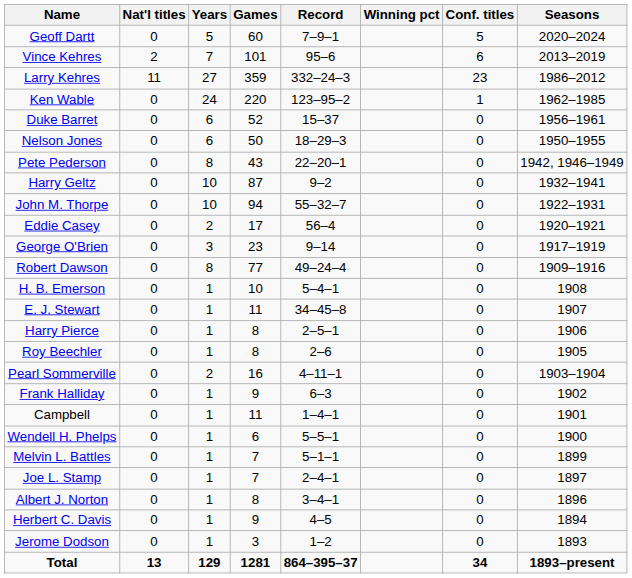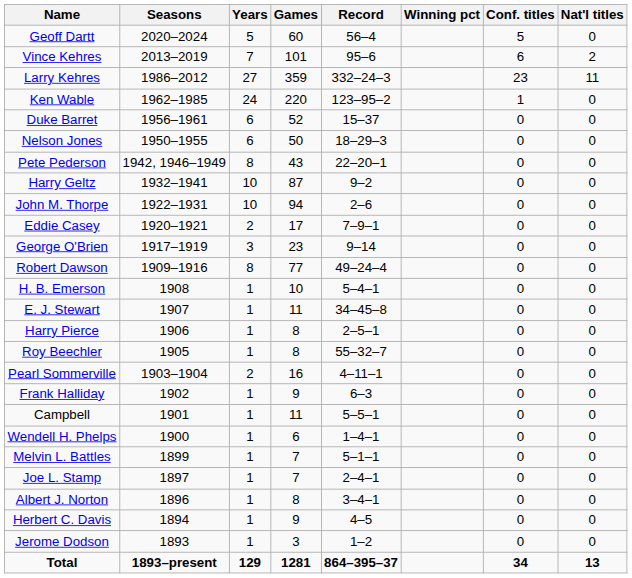columns swapped: (572, 15) <-> (154, 15)
(321, 36) 7–9–1 -> (361, 36) 56–4
(321, 204) 55–32–7 -> (361, 204) 2–6
(321, 225) 56–4 -> (361, 225) 7–9–1
(321, 352) 2–6 -> (361, 352) 55–32–7
(321, 415) 1–4–1 -> (361, 415) 5–5–1
(321, 436) 5–5–1 -> (361, 436) 1–4–1
